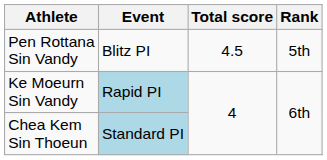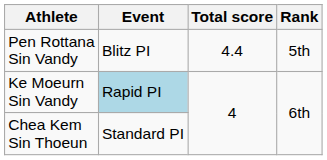(232, 50) 4.5 -> (232, 50) 4.4
(143, 134) lightblue background -> (143, 134) no background
